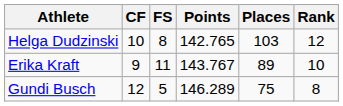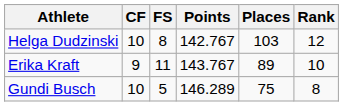(207, 41) 142.765 -> (207, 41) 142.767
(136, 89) 12 -> (136, 89) 10
